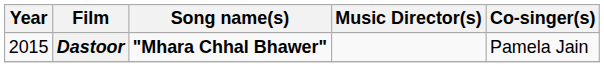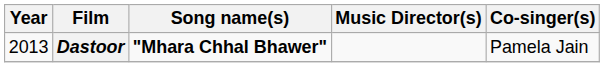(29, 47) 2015 -> (29, 47) 2013
